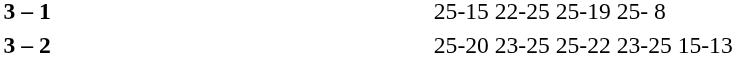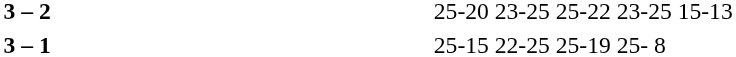rows swapped: (27, 11) <-> (27, 45)
